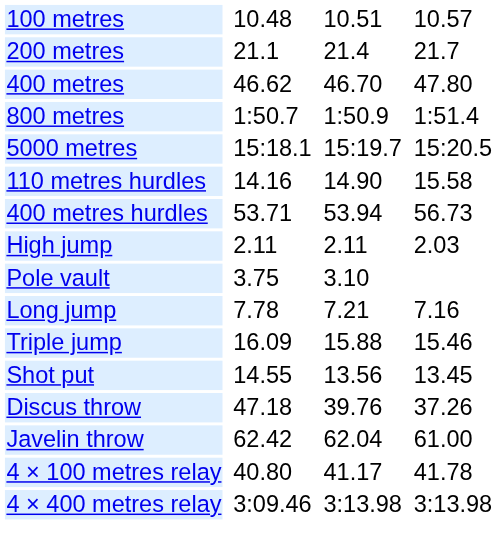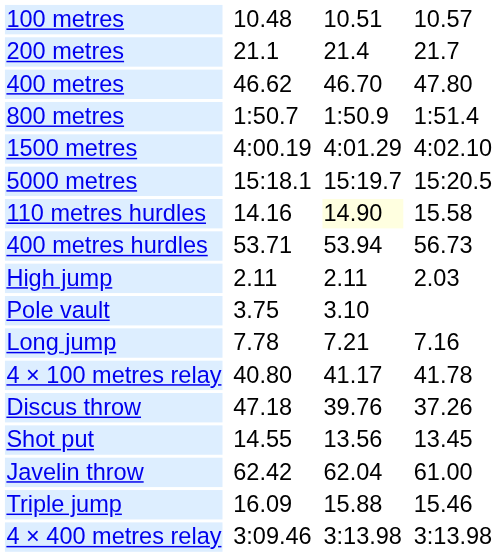+ row: (72, 148)
(353, 181) no background -> (353, 213) lightyellow background
rows swapped: (64, 342) <-> (114, 472)
rows swapped: (50, 375) <-> (74, 407)
